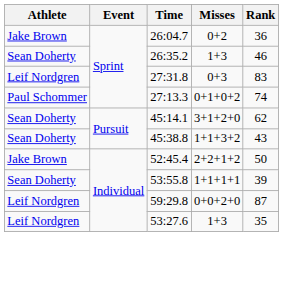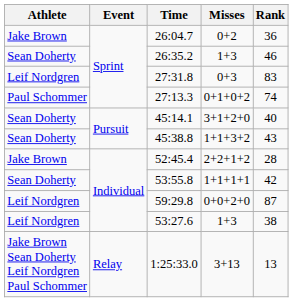(261, 118) 62 -> (270, 118) 40
(261, 159) 50 -> (270, 159) 28
(261, 180) 39 -> (270, 180) 42
(261, 221) 35 -> (270, 221) 38
+ row: (174, 264)
